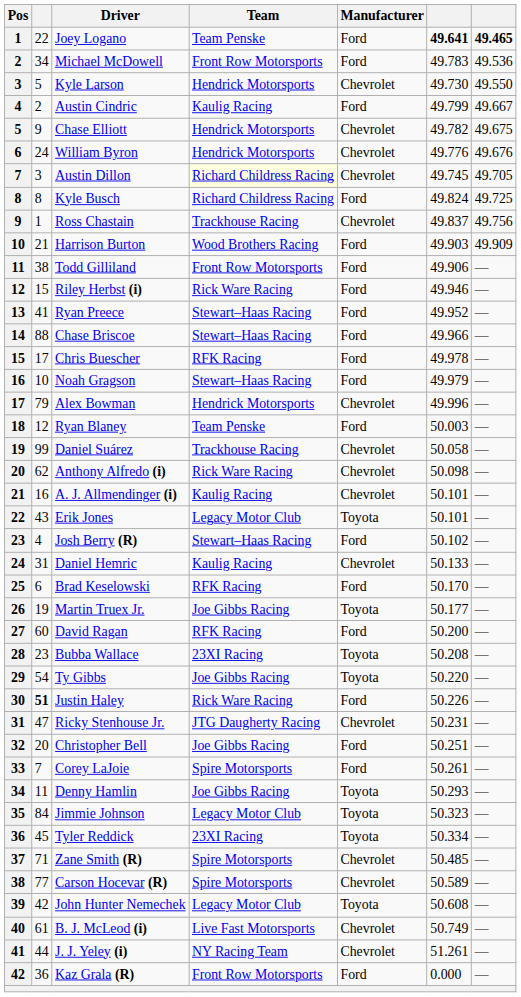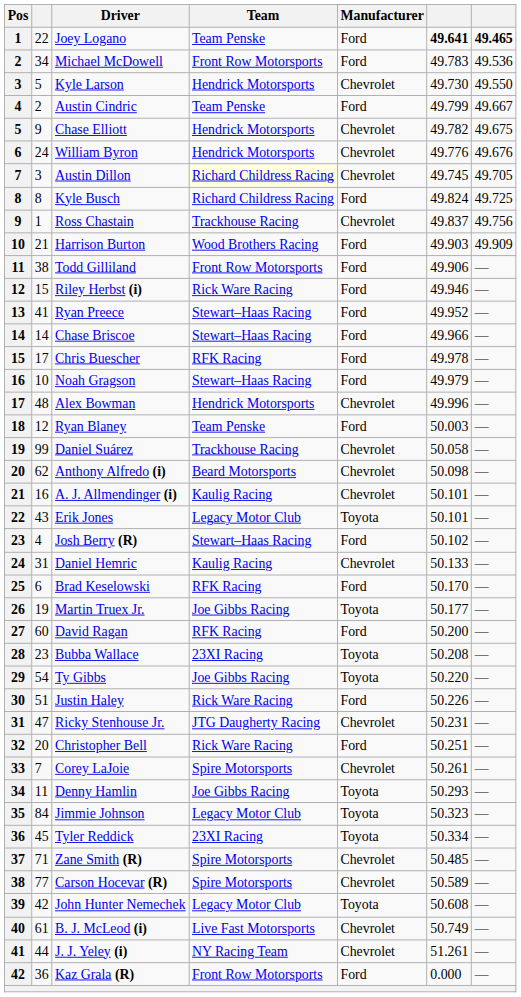(232, 107) Kaulig Racing -> (229, 107) Team Penske
(42, 335) 88 -> (42, 335) 14
(42, 403) 79 -> (42, 403) 48
(242, 472) Rick Ware Racing -> (244, 472) Beard Motorsports
(42, 700) bold -> (42, 700) normal
(241, 745) Joe Gibbs Racing -> (242, 745) Rick Ware Racing
(354, 768) Ford -> (368, 768) Chevrolet
